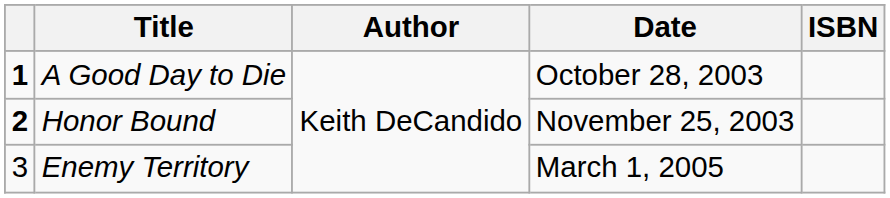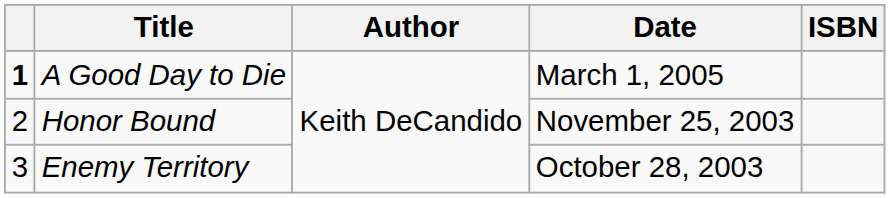(650, 74) October 28, 2003 -> (630, 74) March 1, 2005
(20, 121) bold -> (20, 121) normal
(630, 167) March 1, 2005 -> (650, 167) October 28, 2003
